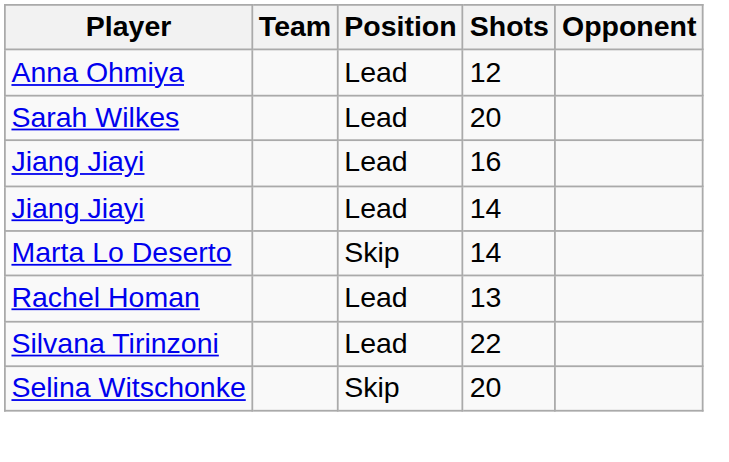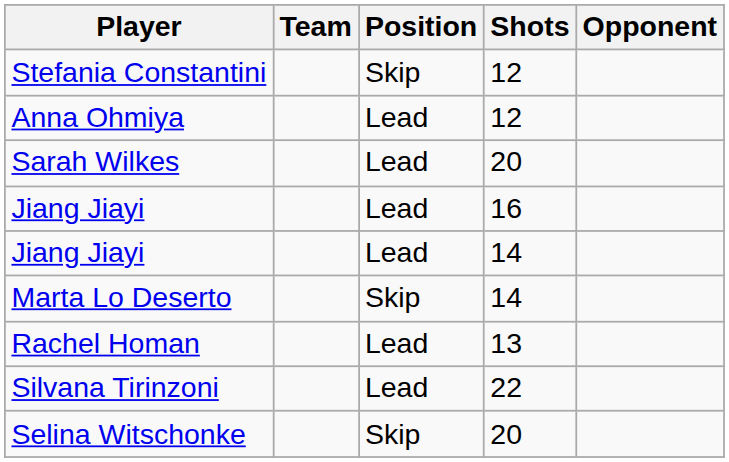+ row: (139, 72)
